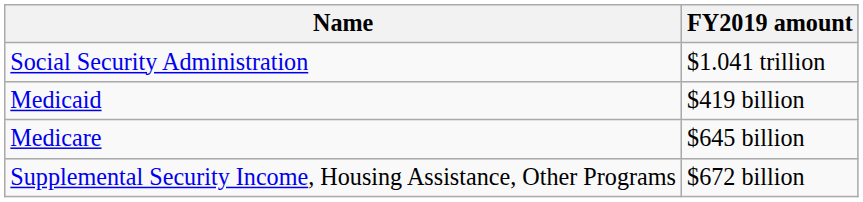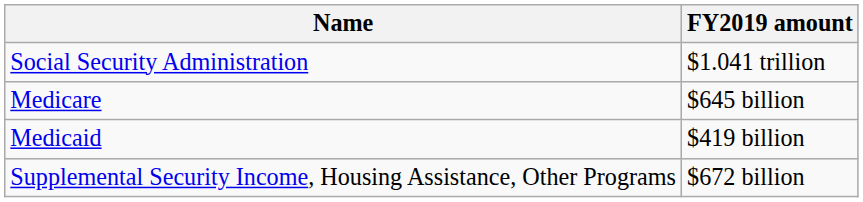rows swapped: (56, 138) <-> (56, 100)
